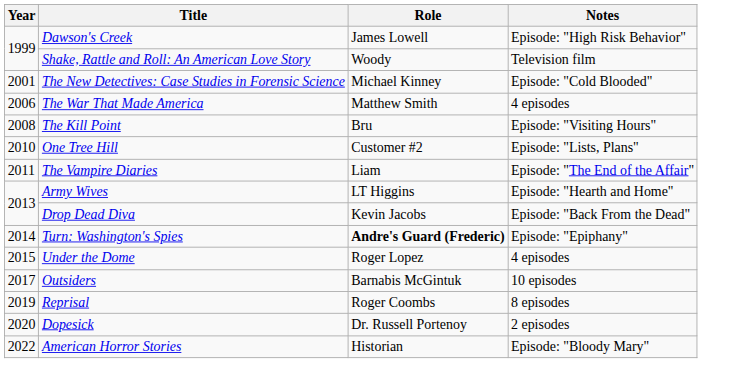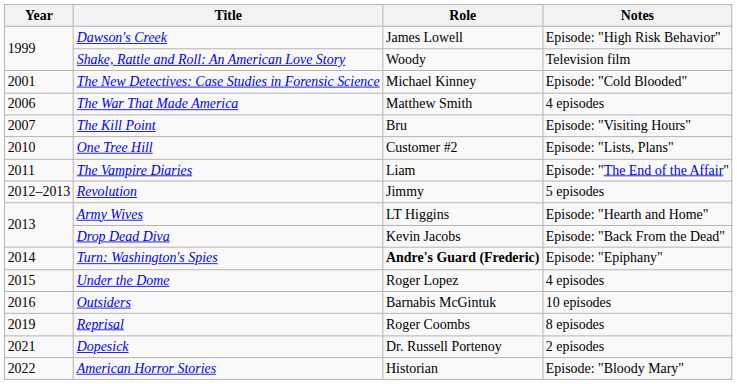(22, 125) 2008 -> (22, 125) 2007
+ row: (107, 192)
(22, 280) 2017 -> (22, 302) 2016
(22, 324) 2020 -> (22, 346) 2021
